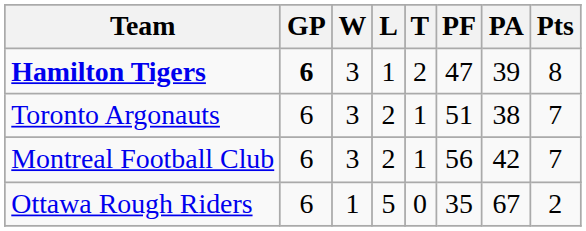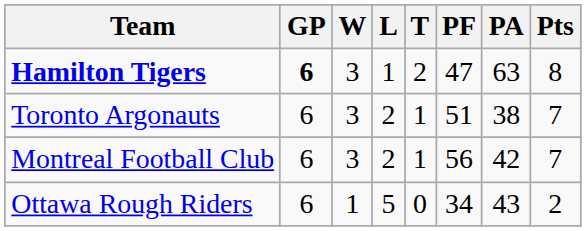(506, 70) 39 -> (506, 70) 63
(459, 203) 35 -> (459, 203) 34
(506, 203) 67 -> (506, 203) 43
